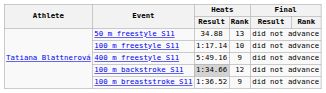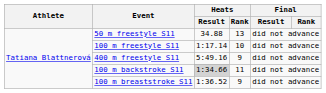(240, 70) 12 -> (240, 70) 11
